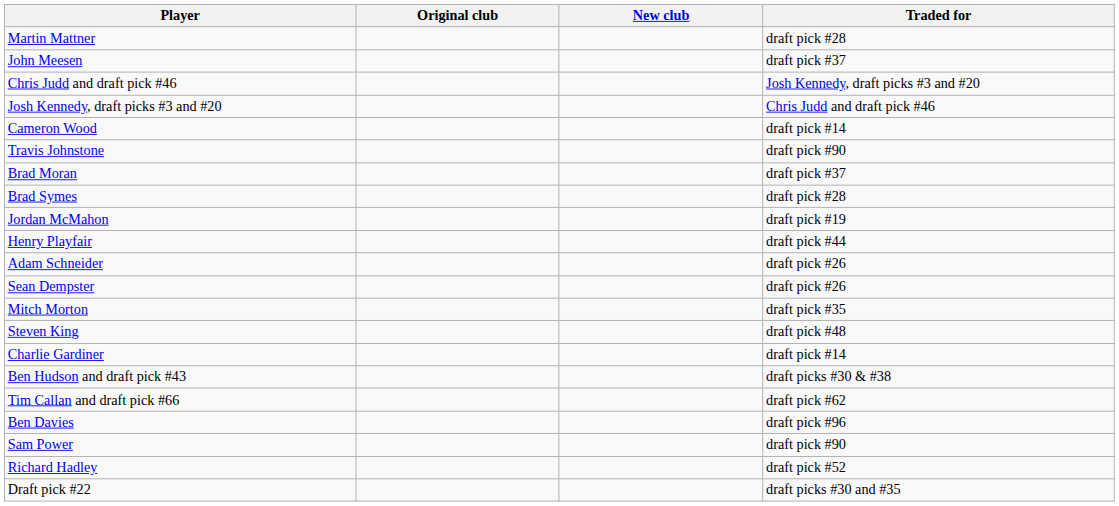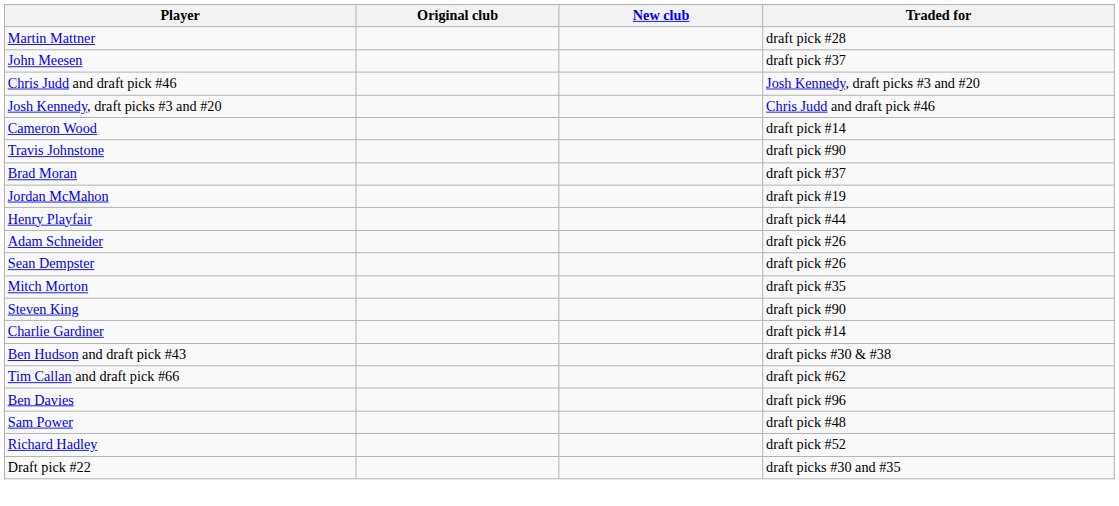- row: (42, 196)
(806, 331) draft pick #48 -> (806, 309) draft pick #90
(806, 444) draft pick #90 -> (806, 422) draft pick #48
